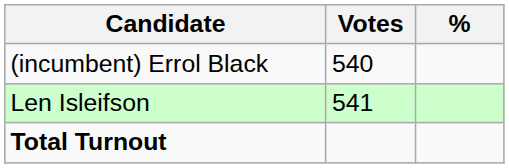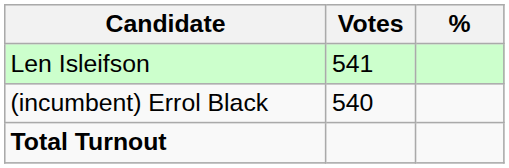rows swapped: (80, 102) <-> (139, 63)
